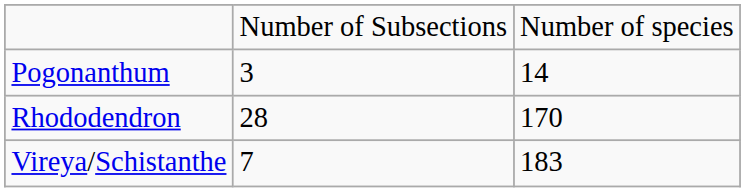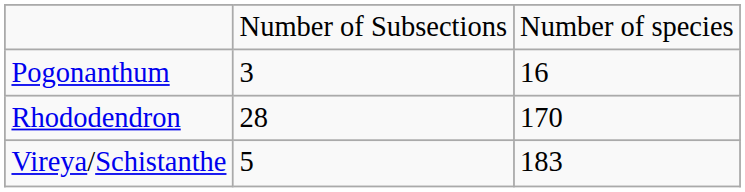(534, 72) 14 -> (534, 72) 16
(247, 162) 7 -> (247, 162) 5
